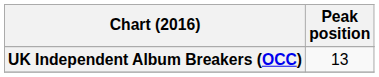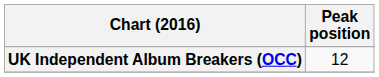(340, 59) 13 -> (340, 59) 12
